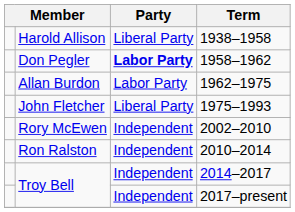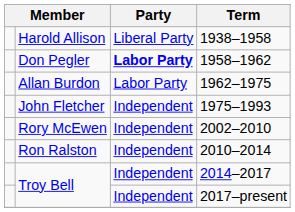(153, 106) Liberal Party -> (153, 106) Independent
